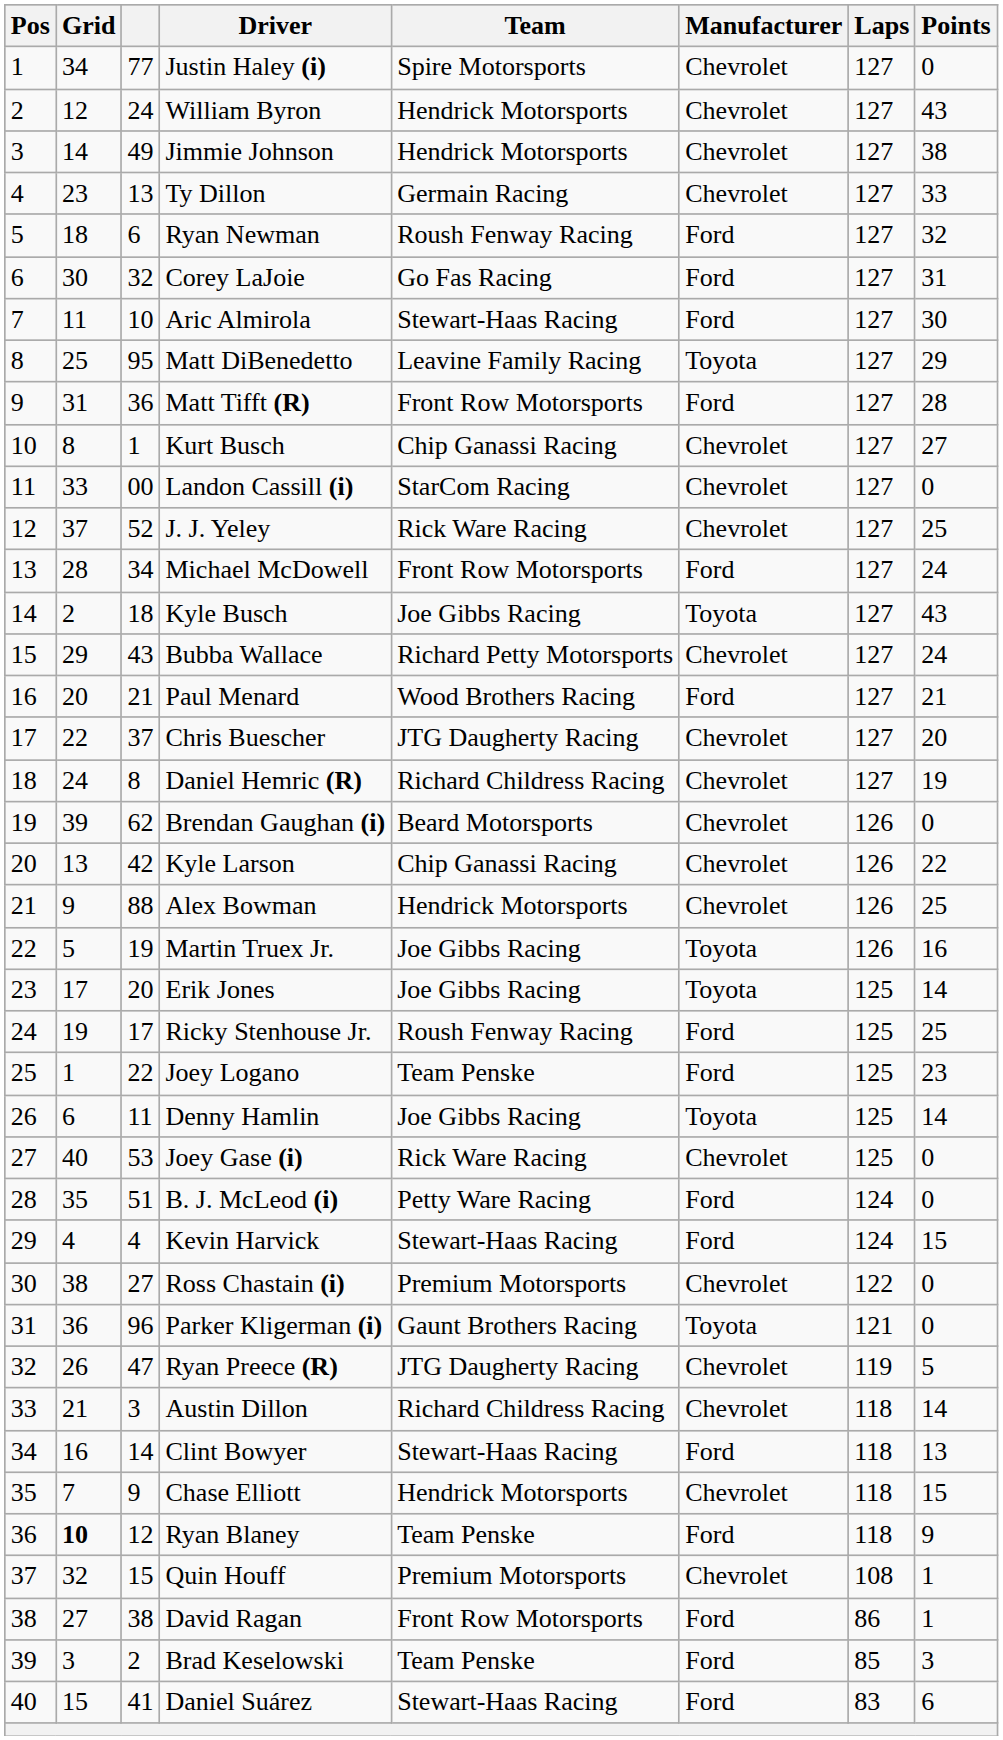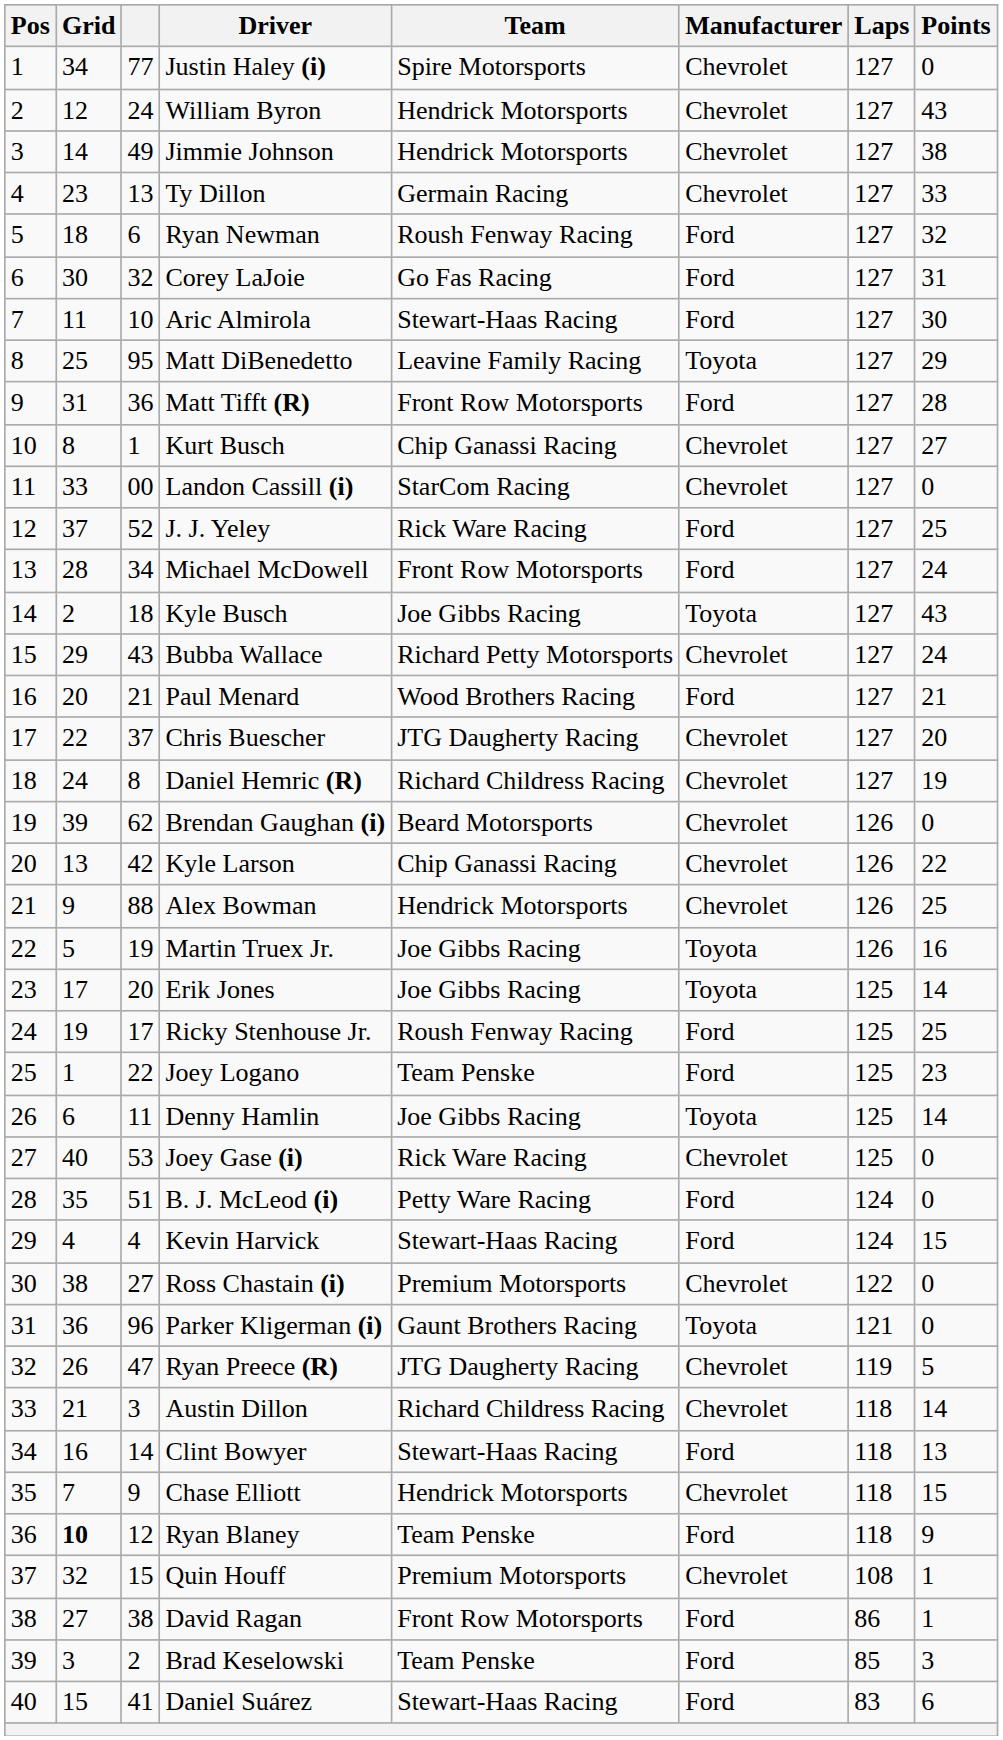(737, 528) Chevrolet -> (710, 528) Ford
